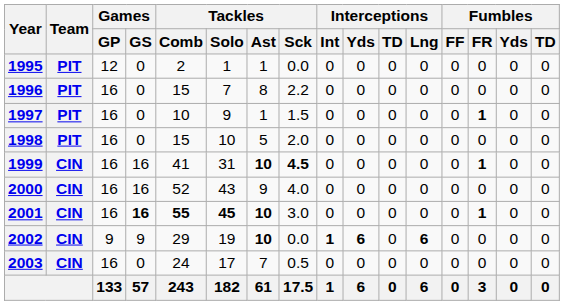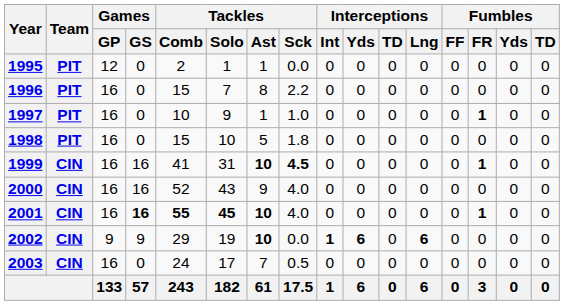(298, 115) 1.5 -> (298, 115) 1.0
(298, 139) 2.0 -> (298, 139) 1.8
(298, 213) 3.0 -> (298, 213) 4.0
